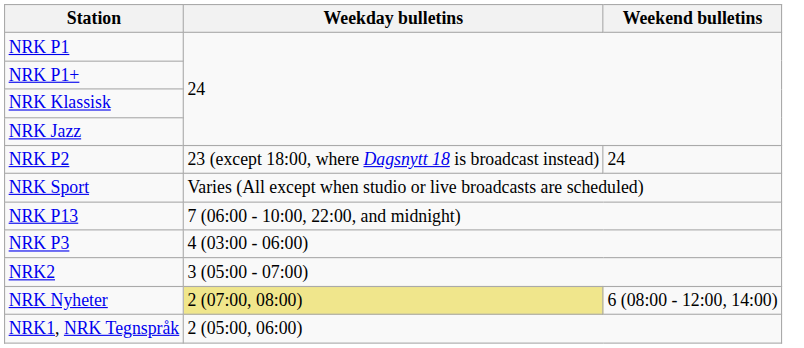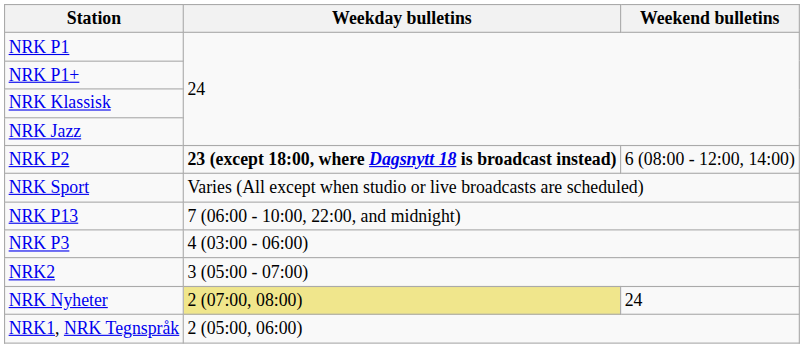(393, 159) normal -> (402, 159) bold
(616, 159) 24 -> (710, 159) 6 (08:00 - 12:00, 14:00)
(693, 300) 6 (08:00 - 12:00, 14:00) -> (634, 300) 24
